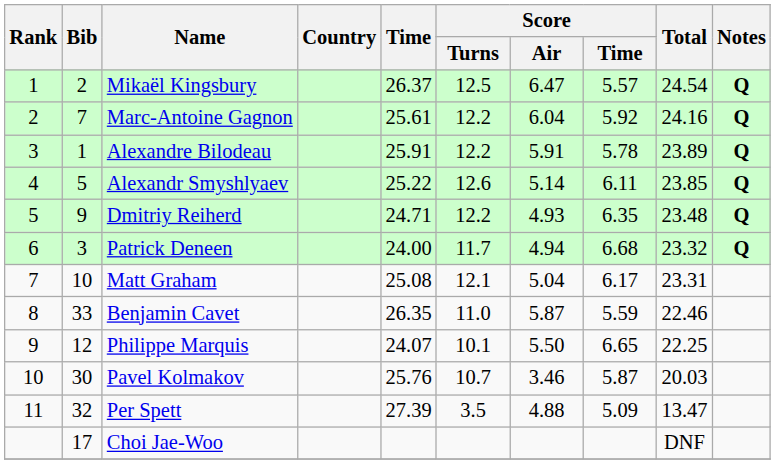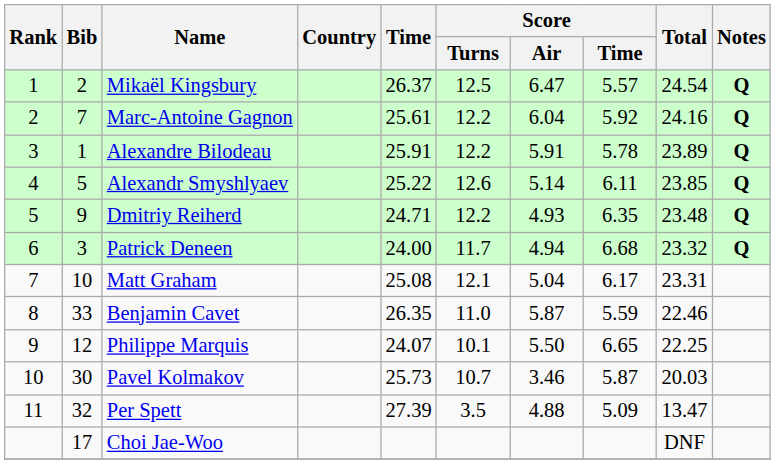(409, 378) 25.76 -> (409, 378) 25.73
